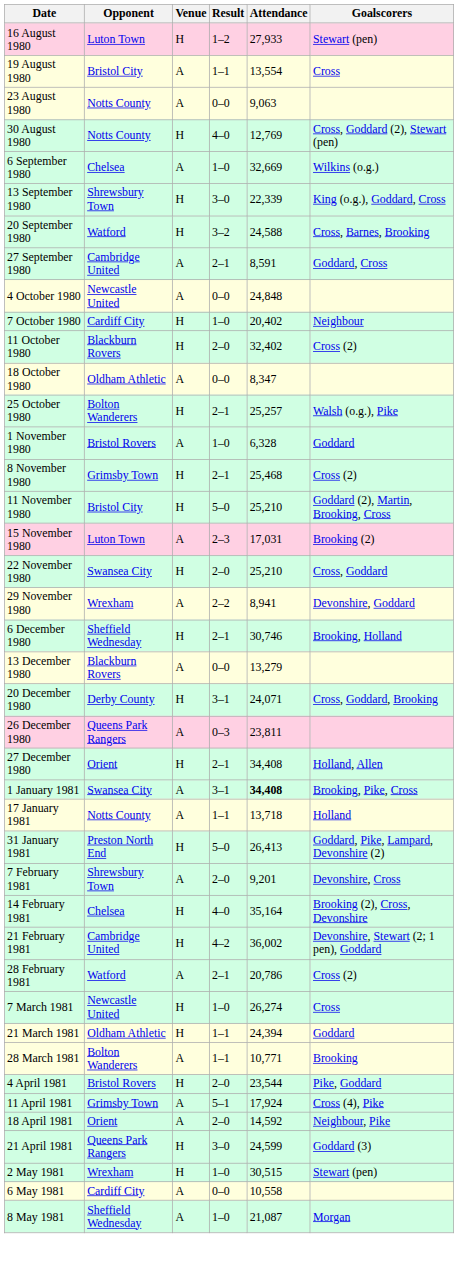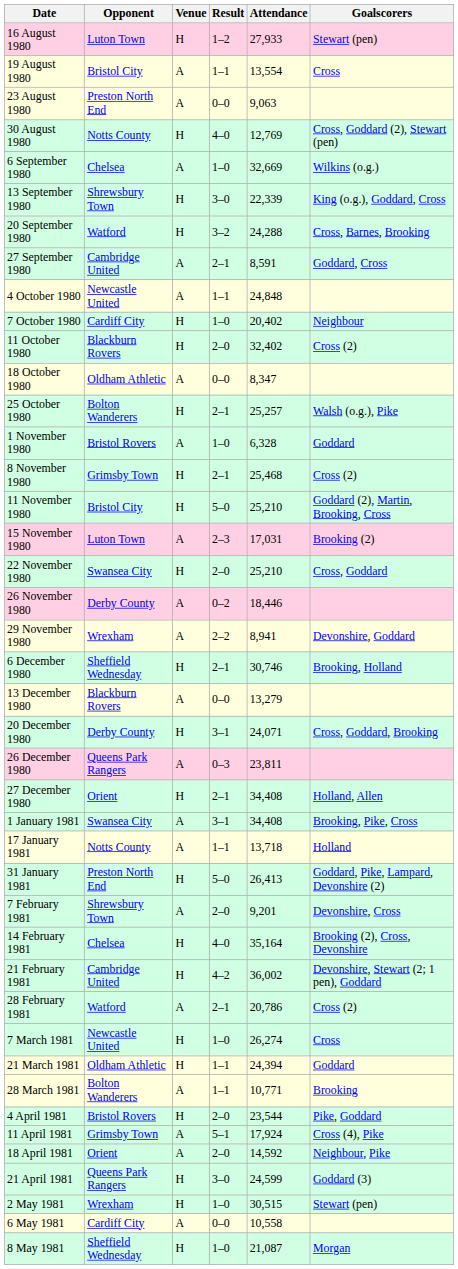(119, 103) Notts County -> (120, 103) Preston North End
(266, 231) 24,588 -> (266, 231) 24,288
(221, 296) 0–0 -> (221, 296) 1–1
+ row: (39, 603)
(266, 789) bold -> (266, 821) normal
(180, 1216) A -> (180, 1248) H
